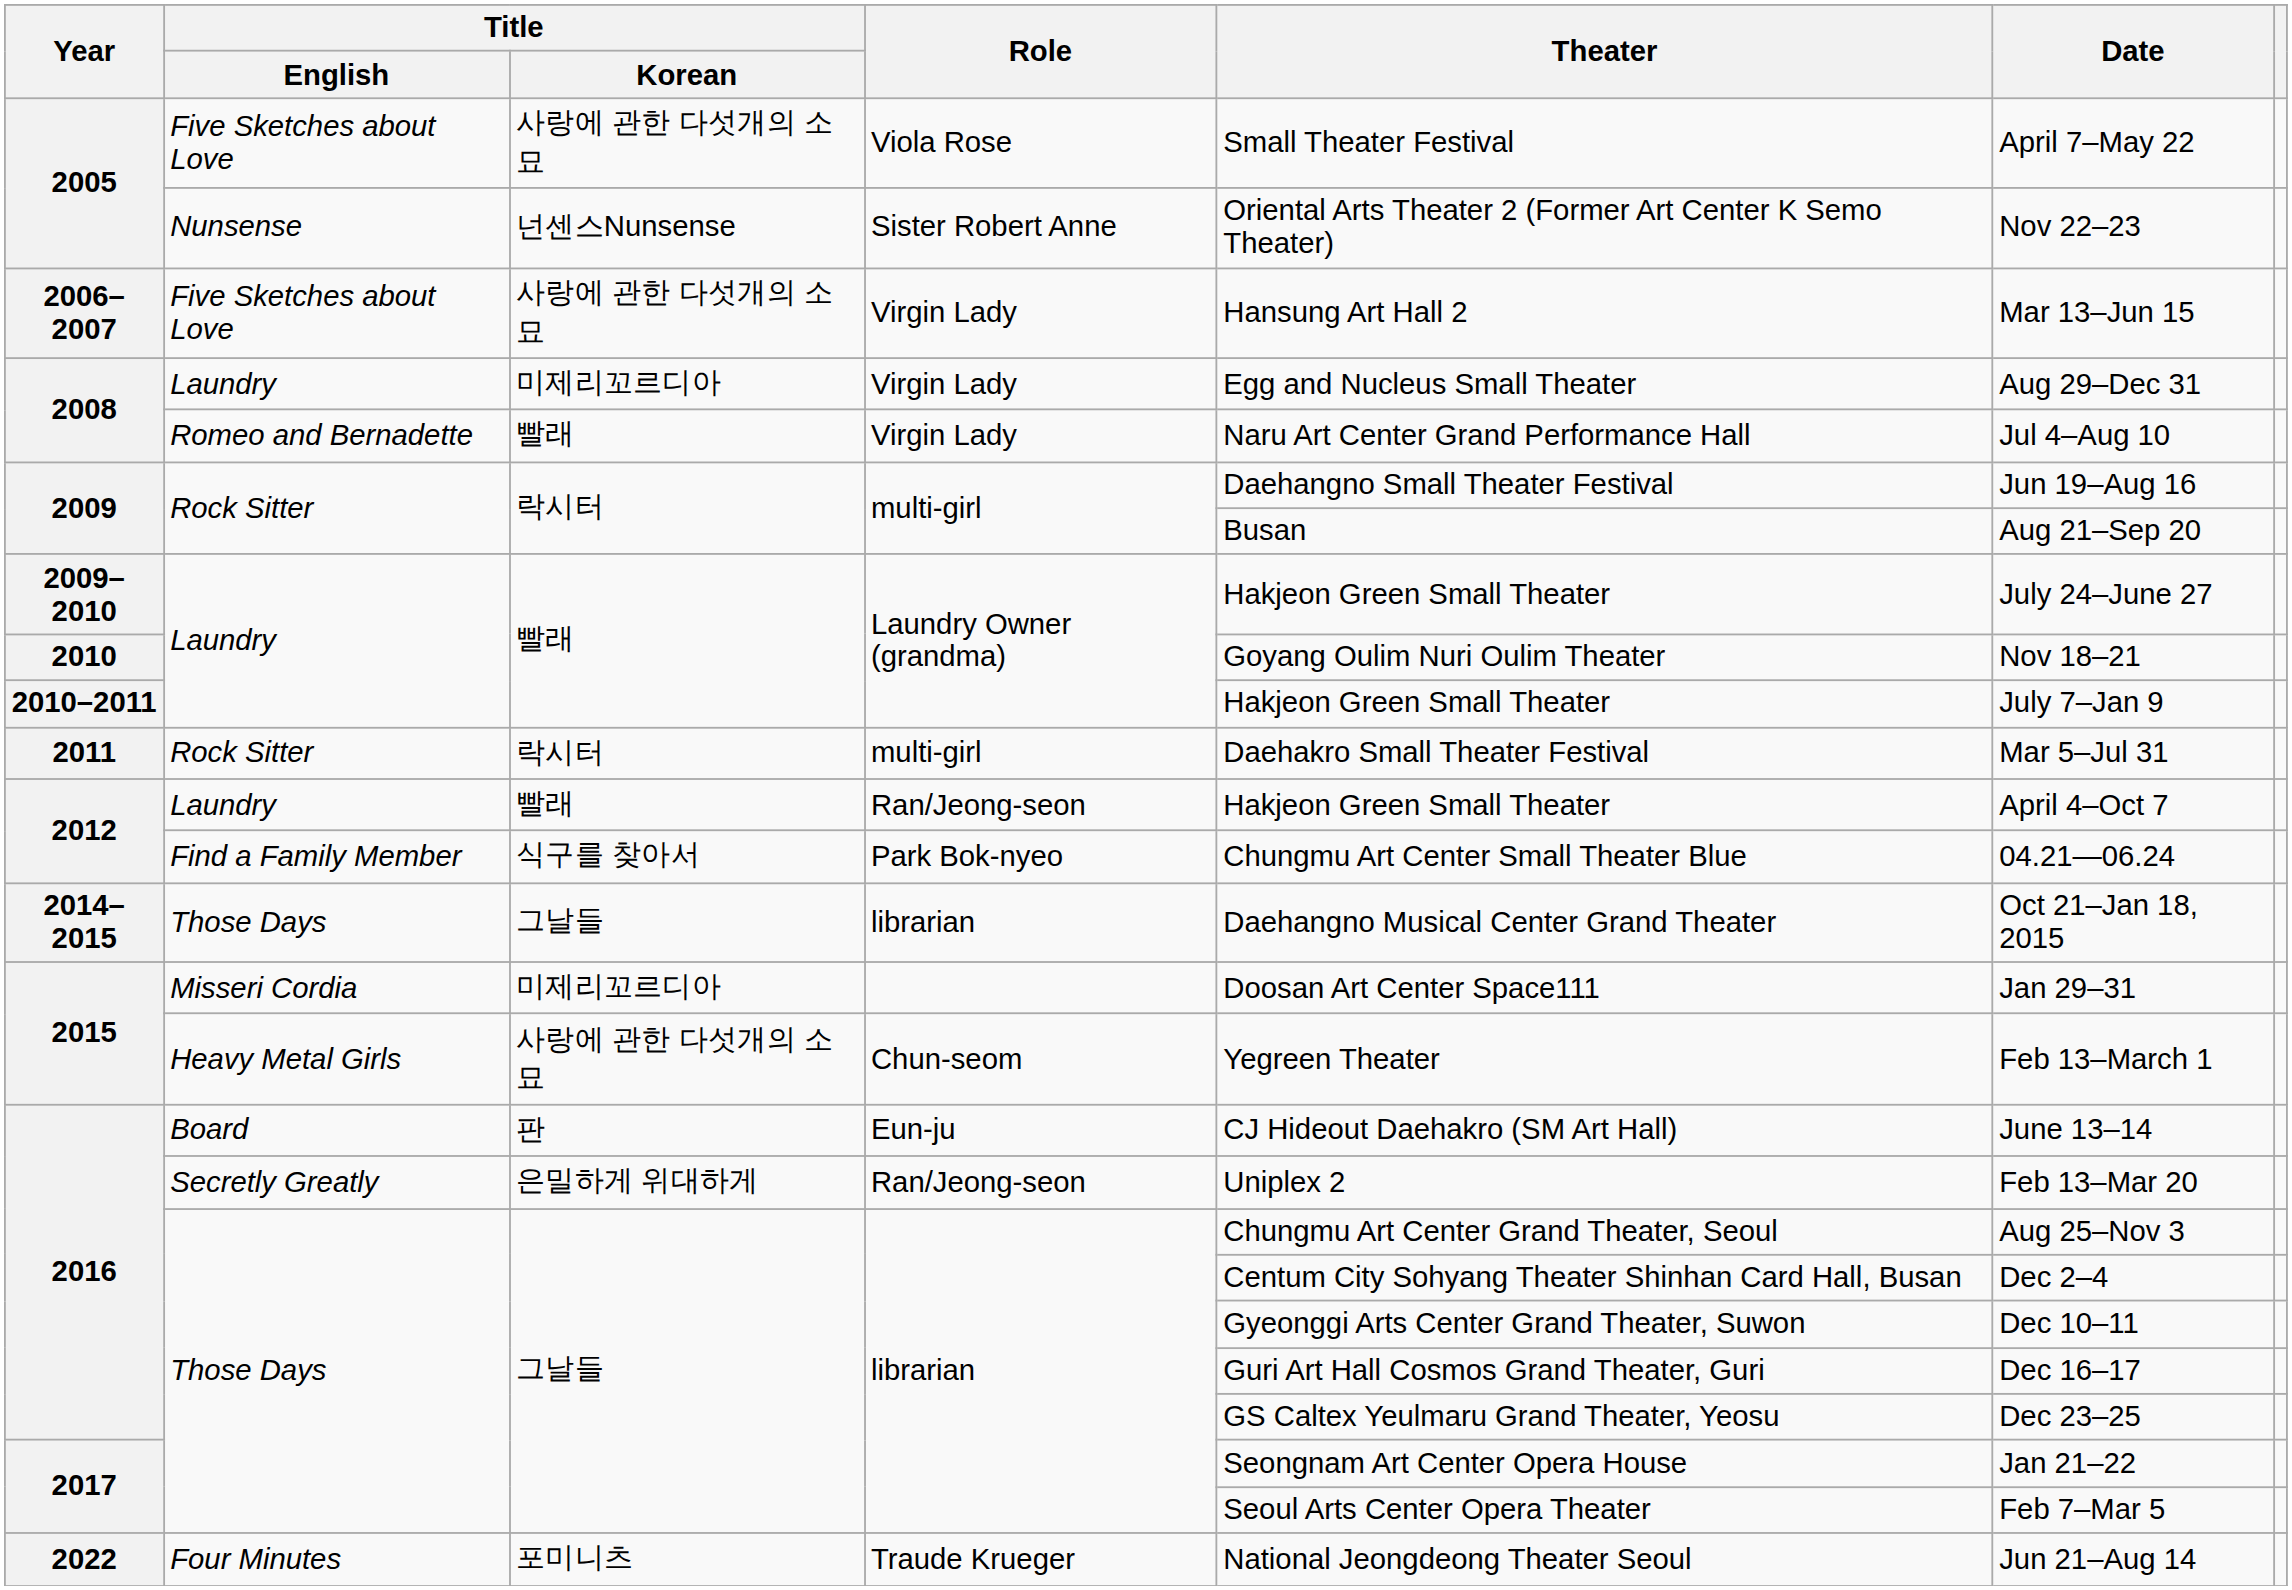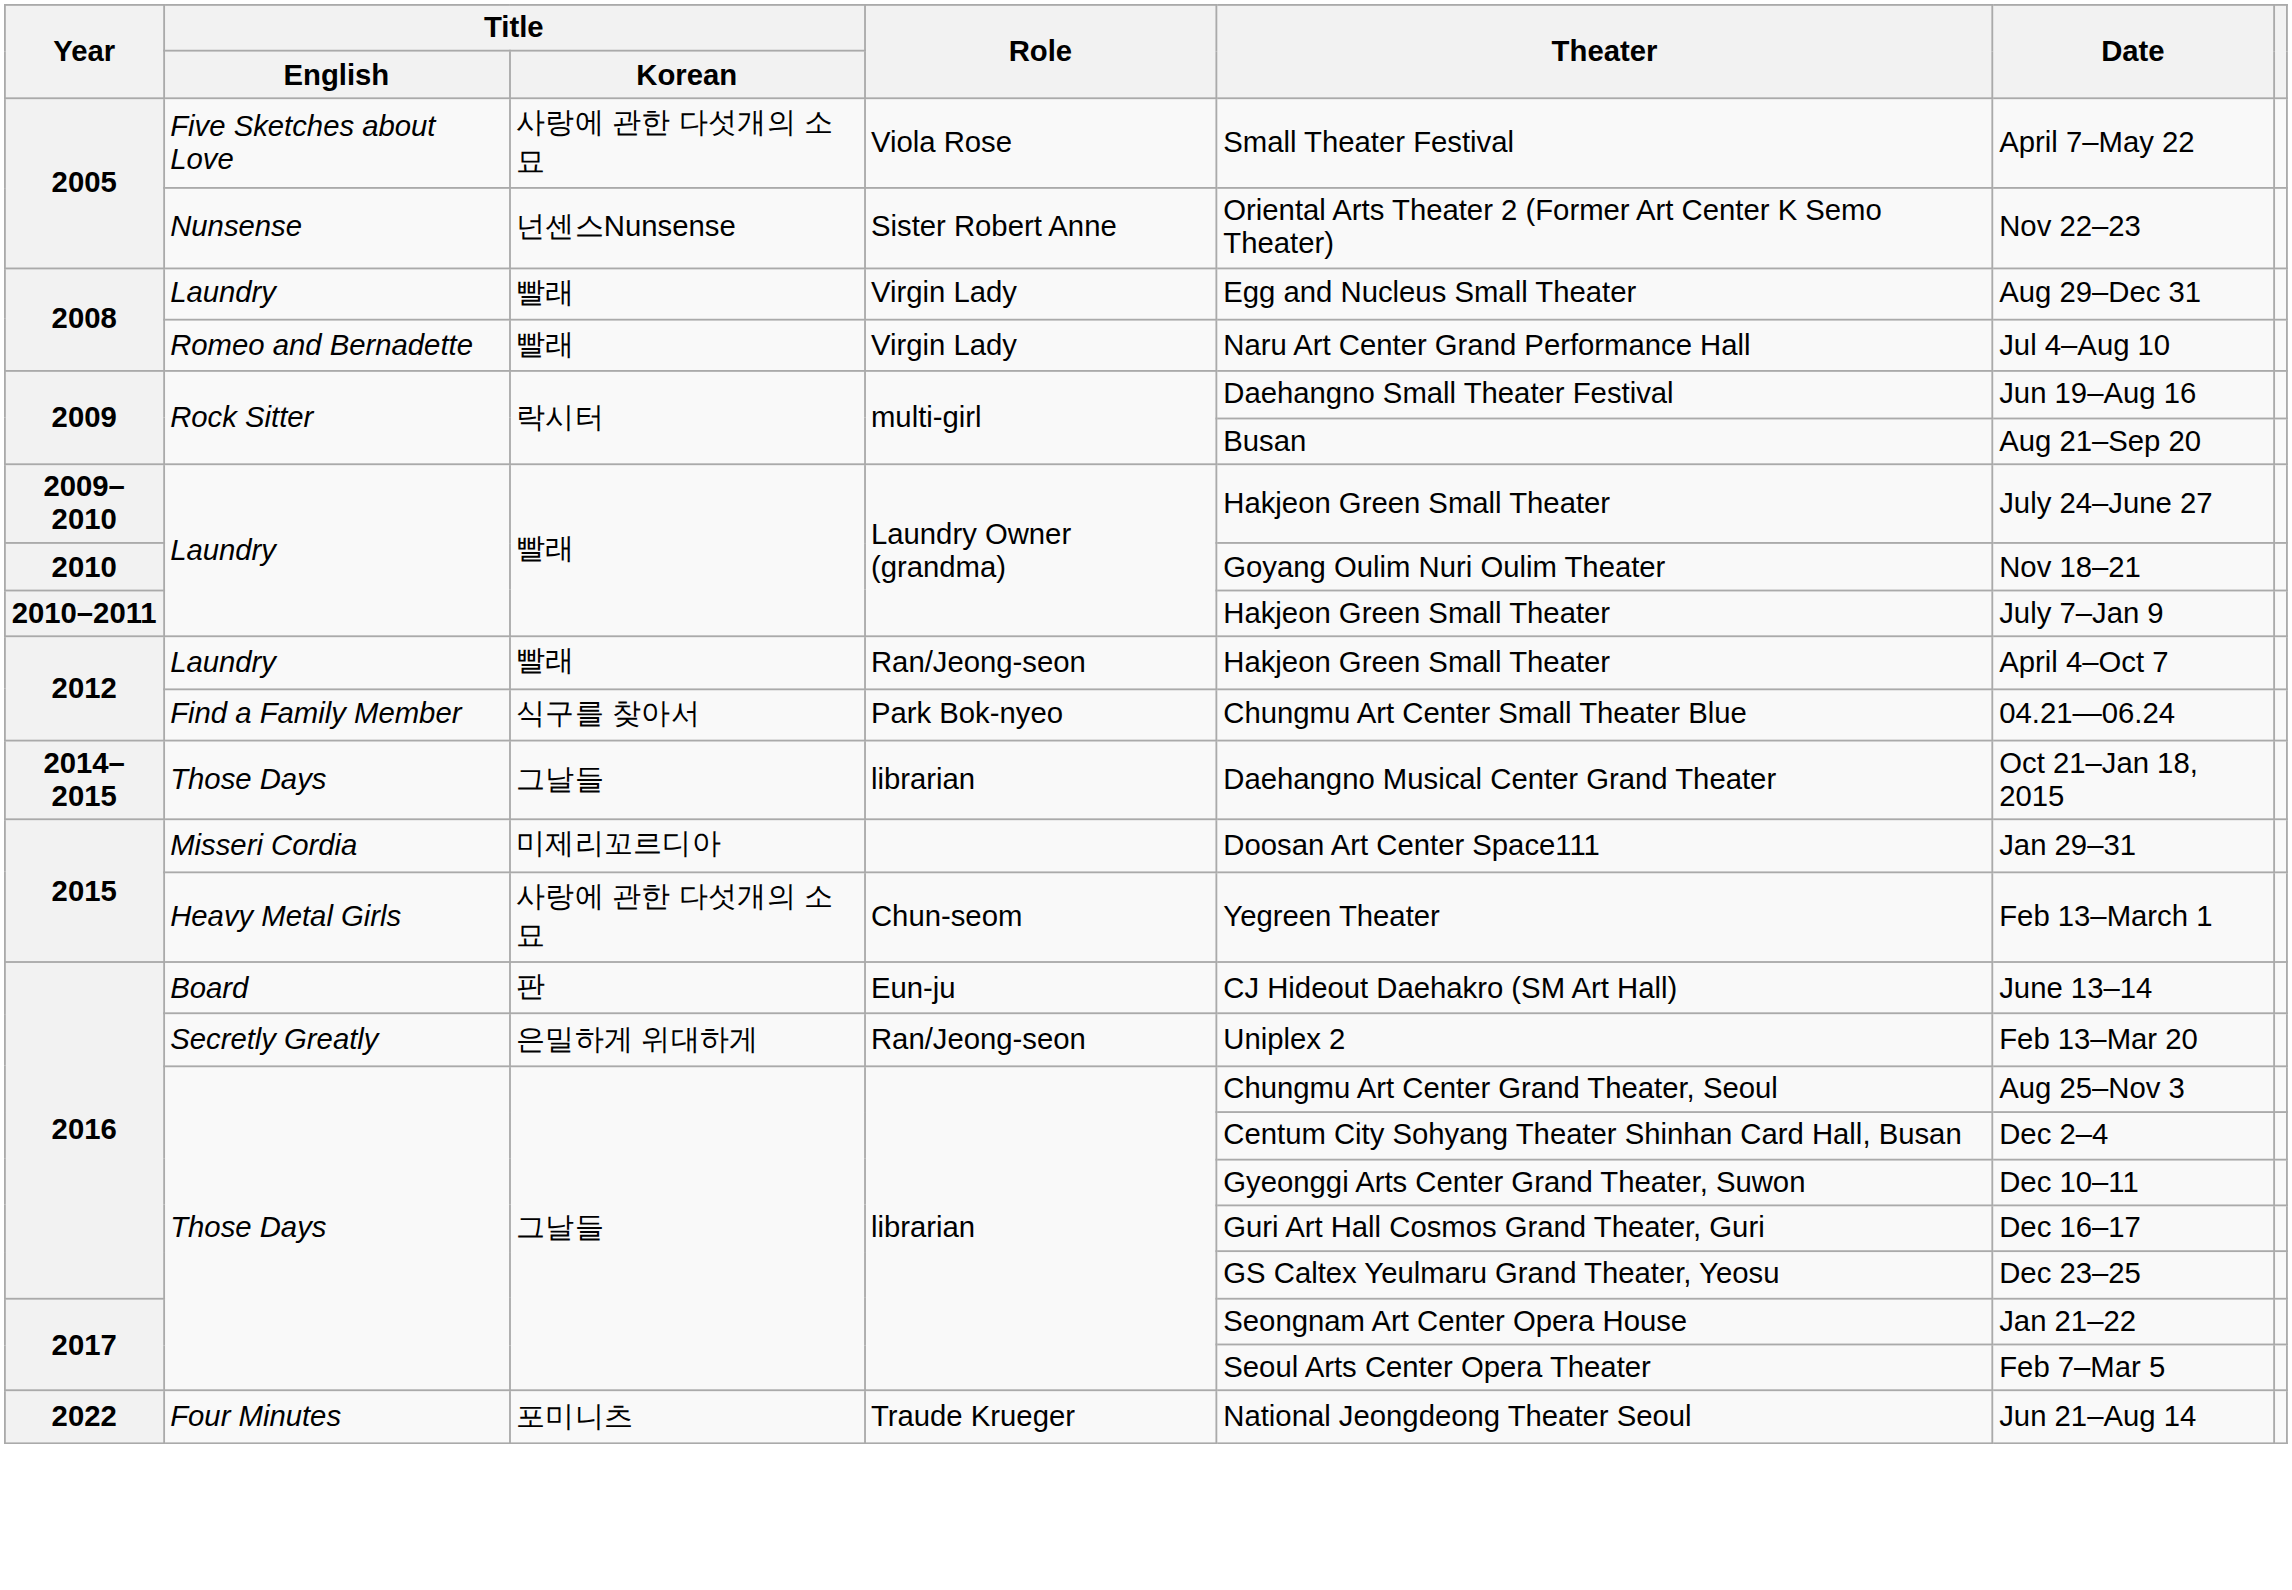- row: (84, 312)
(619, 382) 미제리꼬르디아 -> (545, 292) 빨래
- row: (84, 752)
